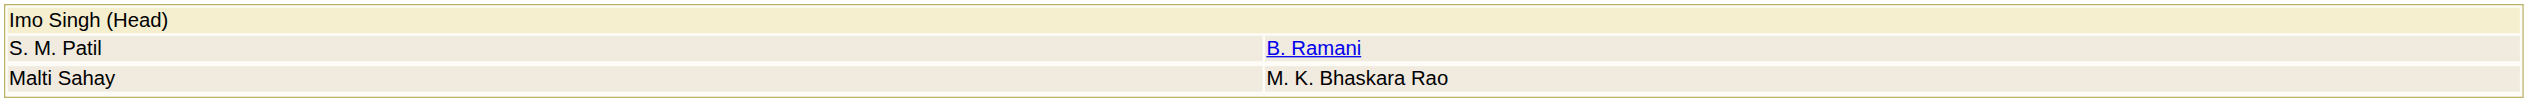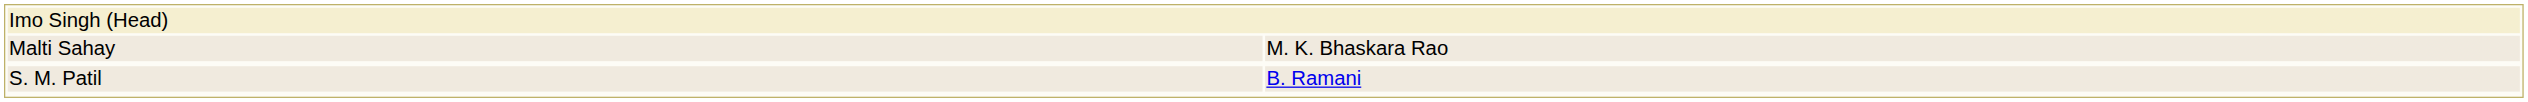rows swapped: (62, 78) <-> (55, 48)
